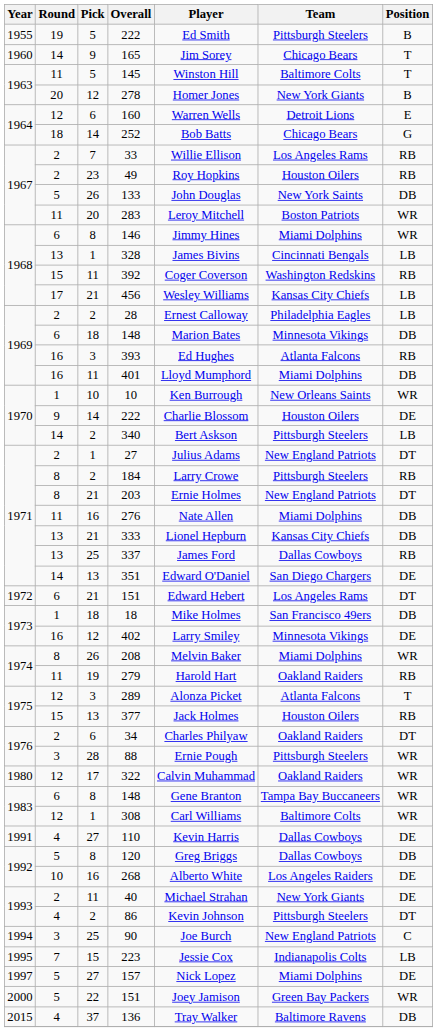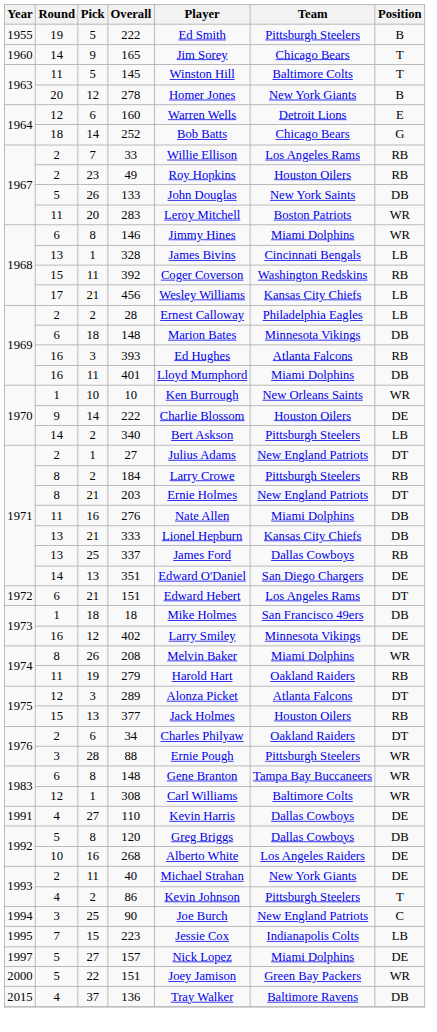(408, 696) T -> (400, 696) DT
- row: (93, 776)
(408, 916) DT -> (400, 896) T
